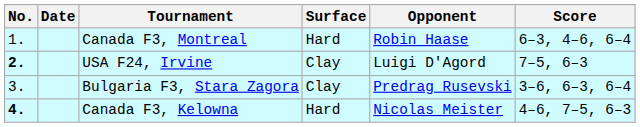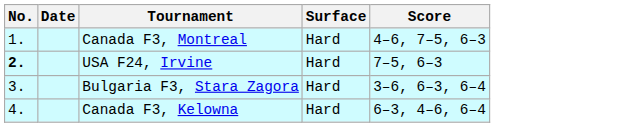- column: (442, 16)
(575, 40) 6–3, 4–6, 6–4 -> (430, 40) 4–6, 7–5, 6–3
(323, 63) Clay -> (323, 63) Hard
(323, 87) Clay -> (323, 87) Hard
(17, 110) bold -> (17, 110) normal
(575, 110) 4–6, 7–5, 6–3 -> (430, 110) 6–3, 4–6, 6–4
